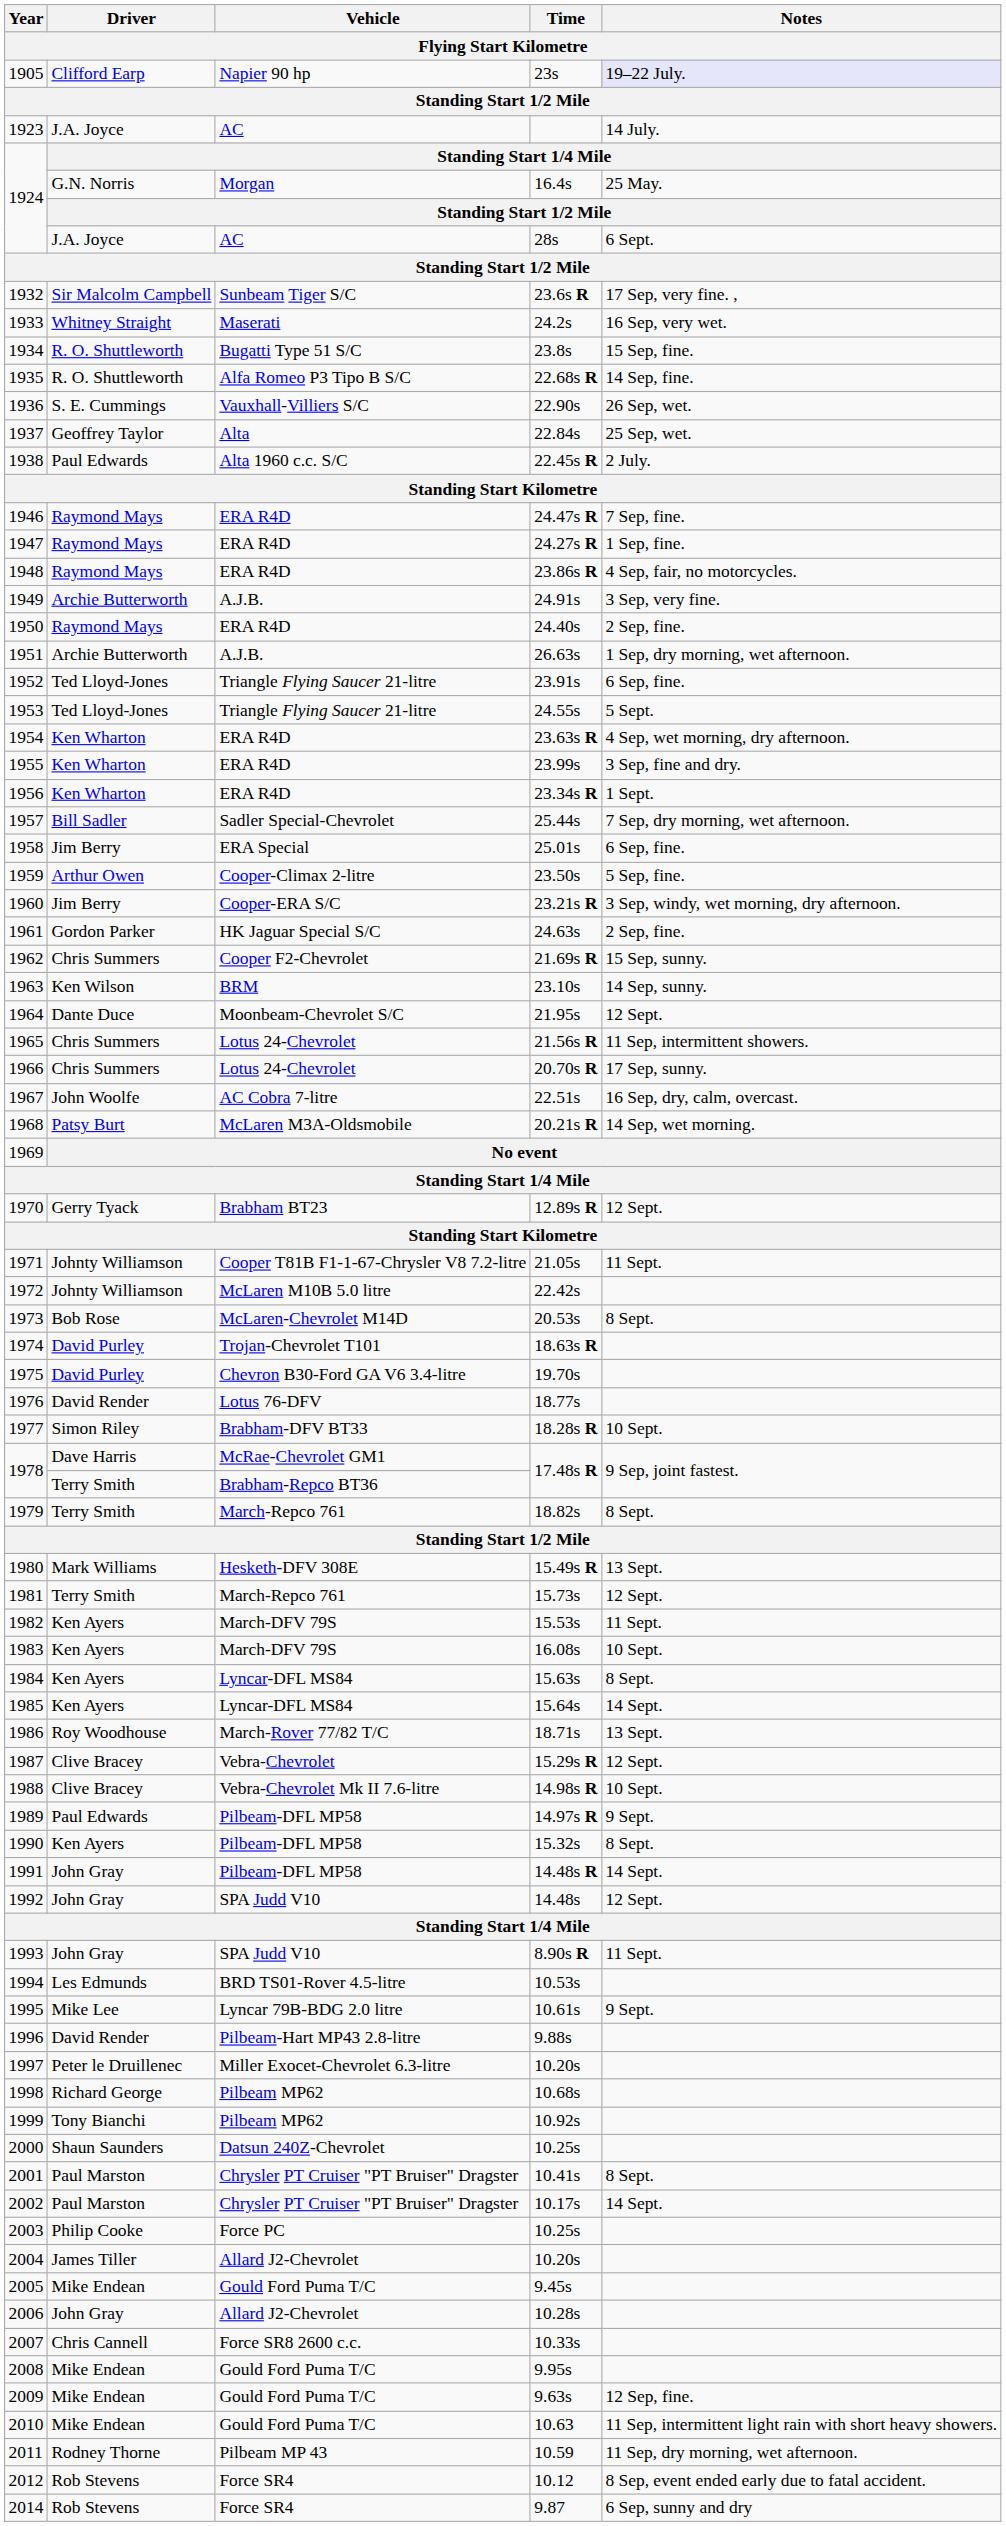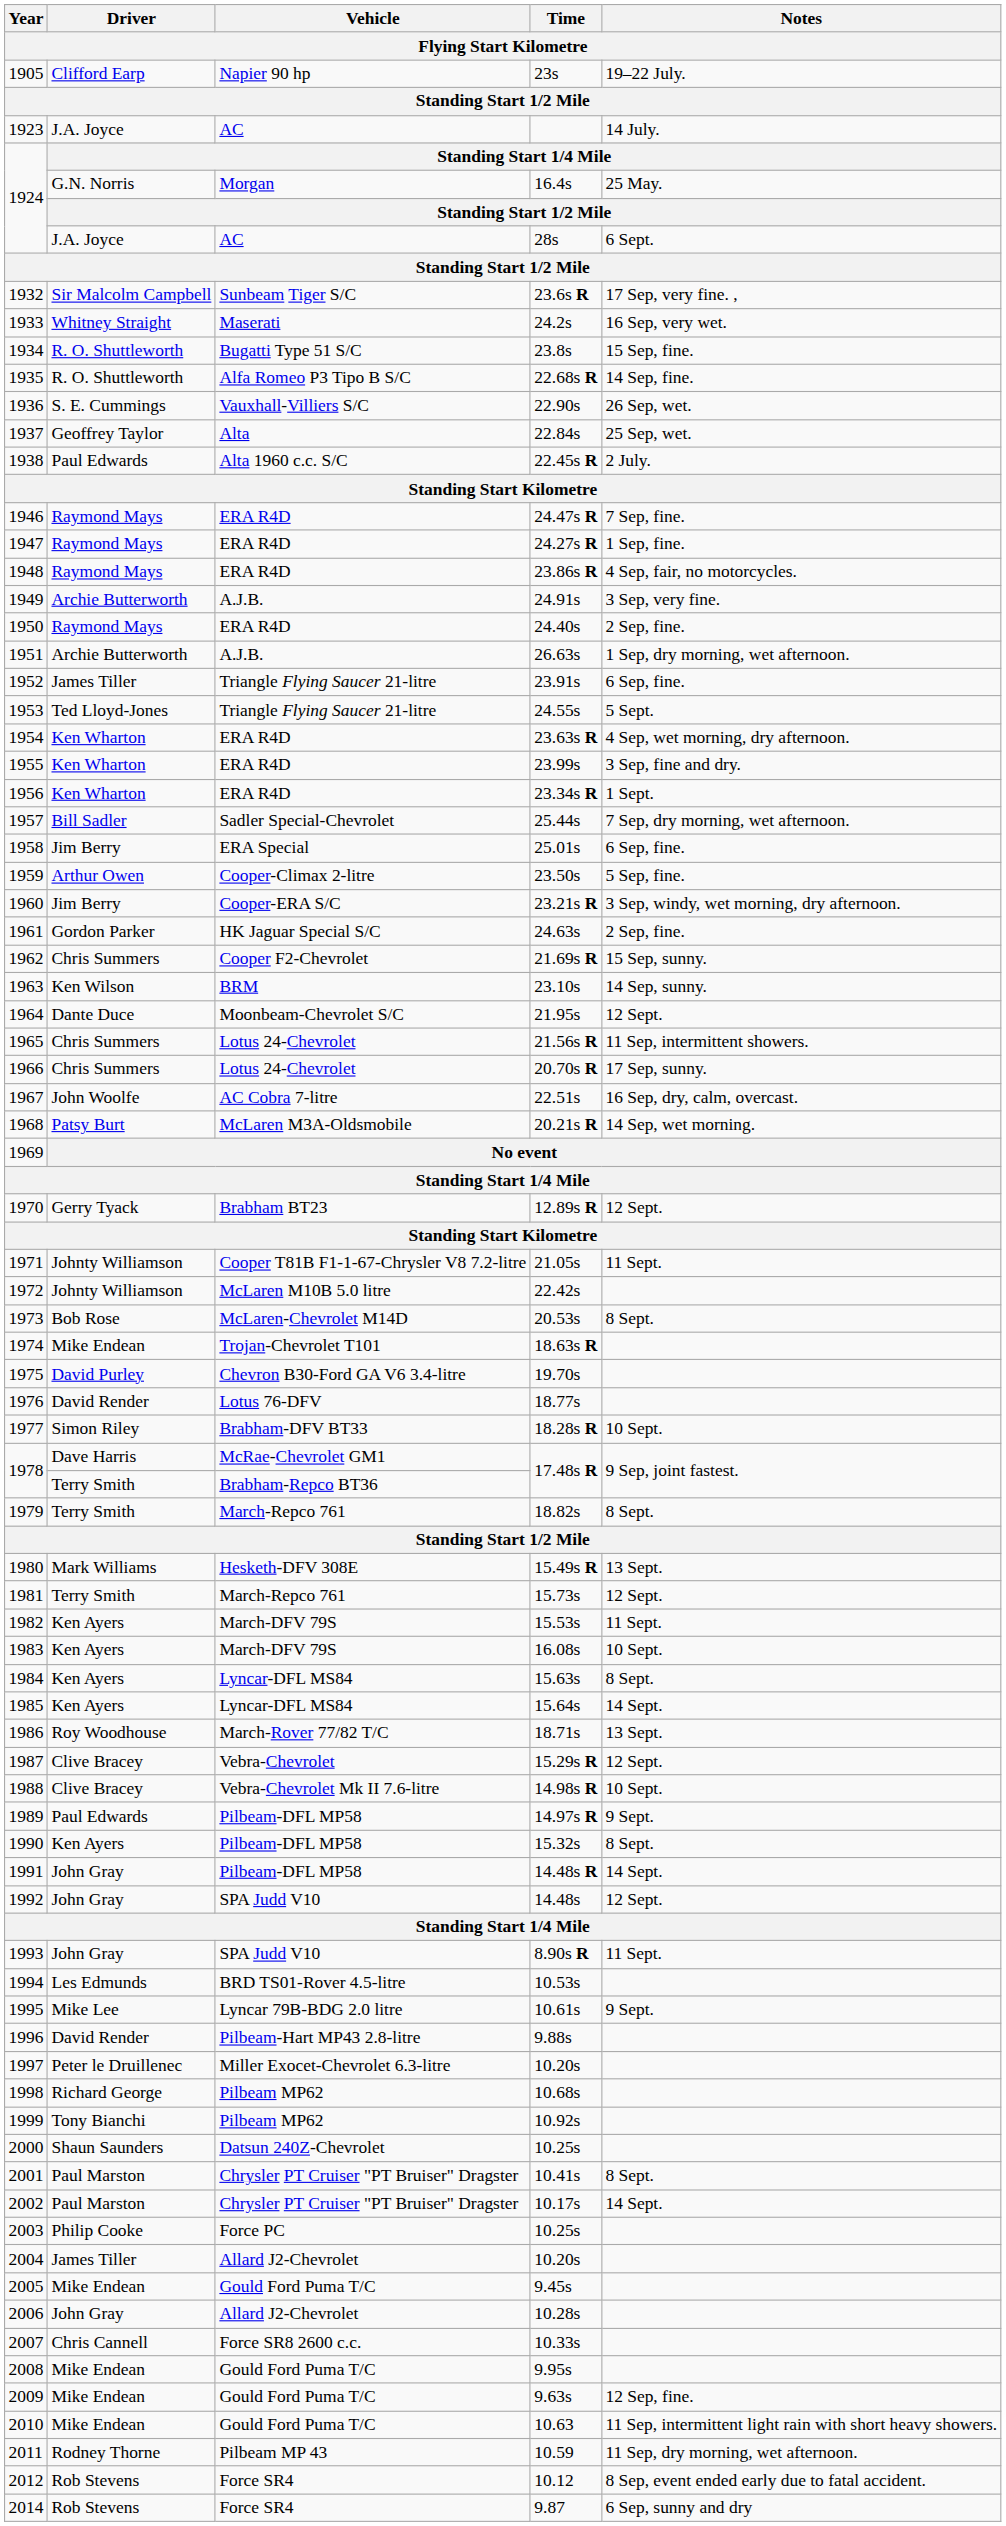(646, 73) lavender background -> (646, 73) no background
(110, 682) Ted Lloyd-Jones -> (94, 682) James Tiller
(98, 1345) David Purley -> (98, 1345) Mike Endean
